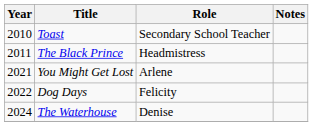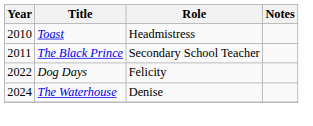(204, 33) Secondary School Teacher -> (162, 33) Headmistress
(172, 53) Headmistress -> (194, 53) Secondary School Teacher
- row: (85, 72)
